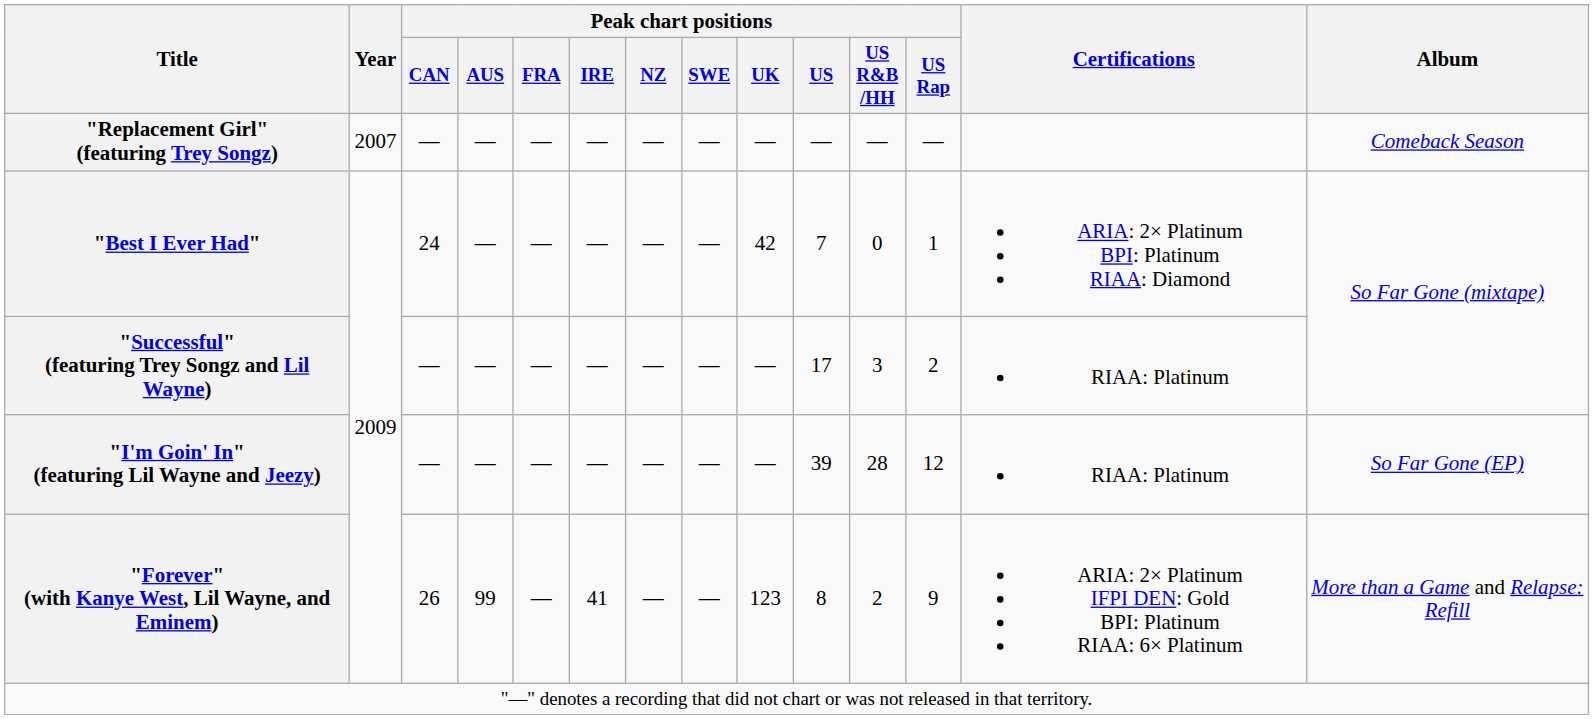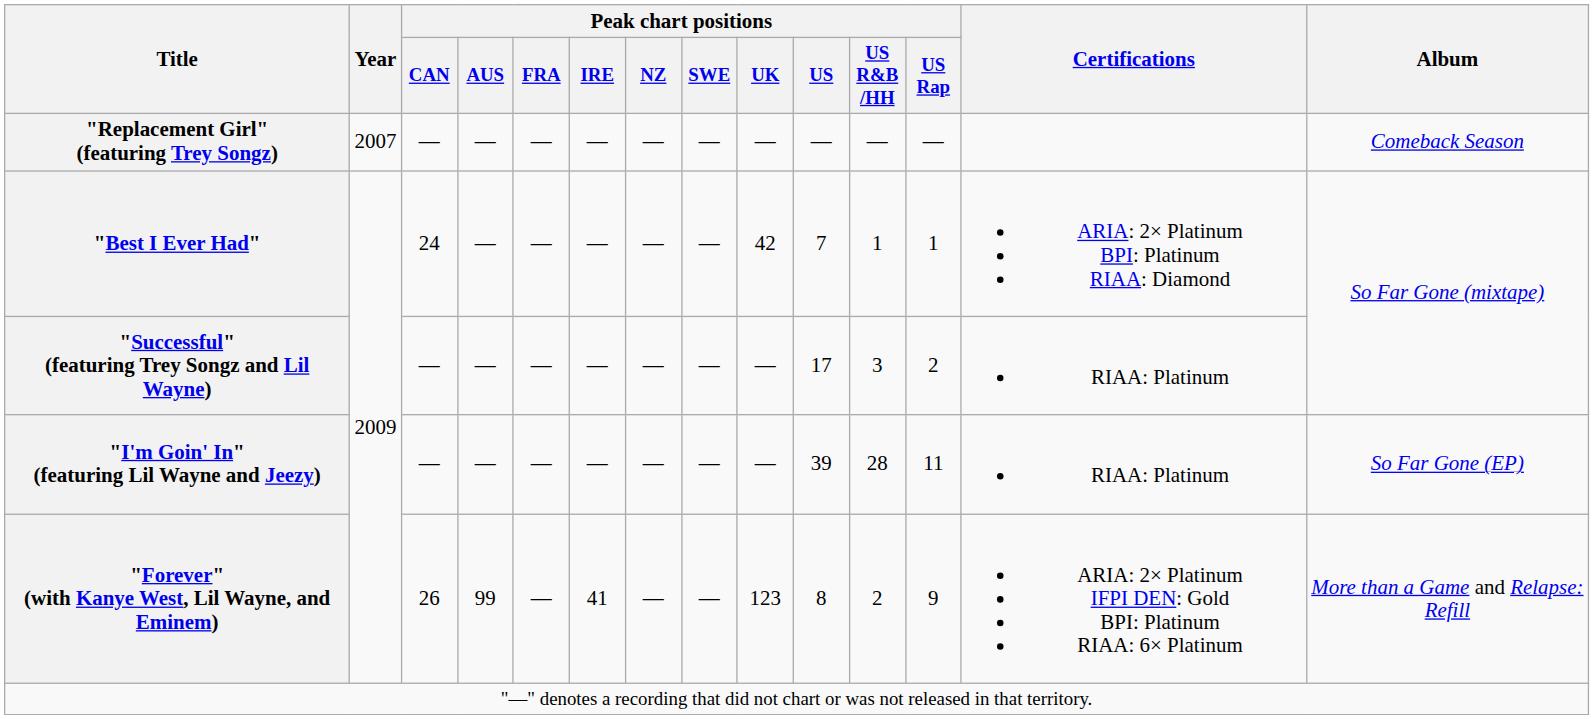(877, 243) 0 -> (877, 243) 1
(933, 464) 12 -> (933, 464) 11
